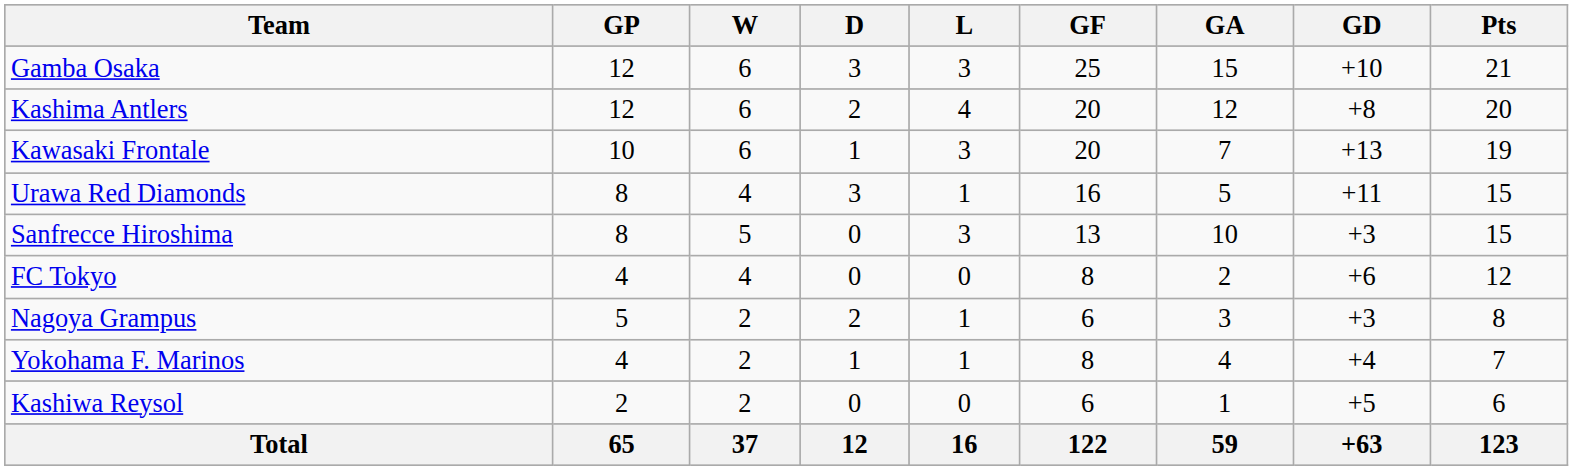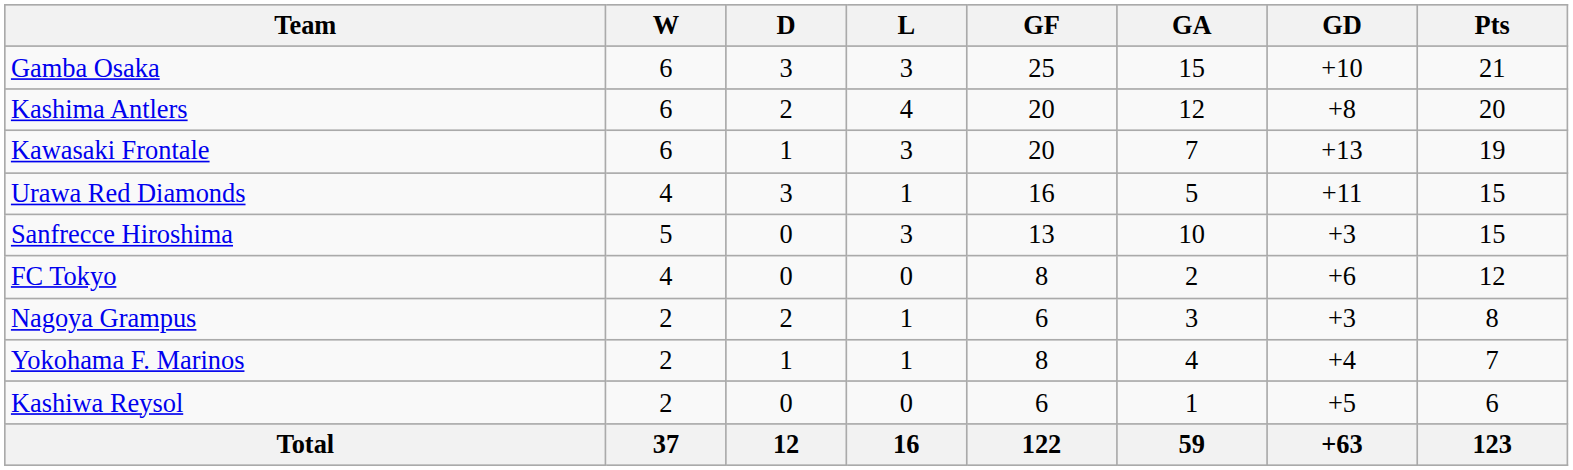- column: (622, 25)
